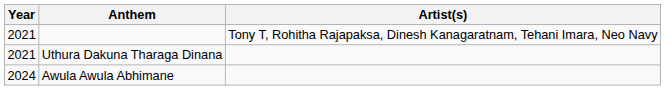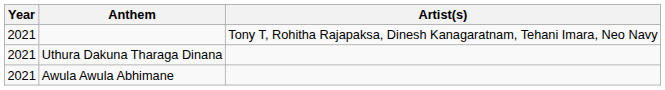(22, 75) 2024 -> (22, 75) 2021
